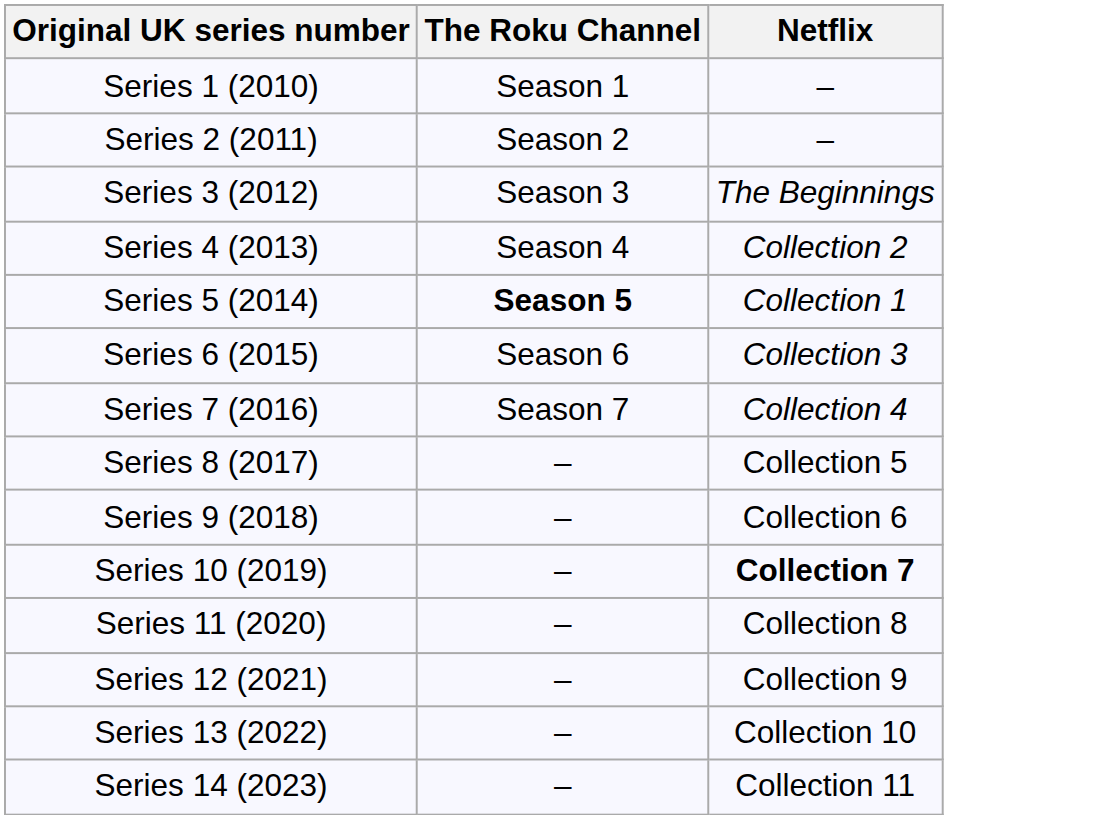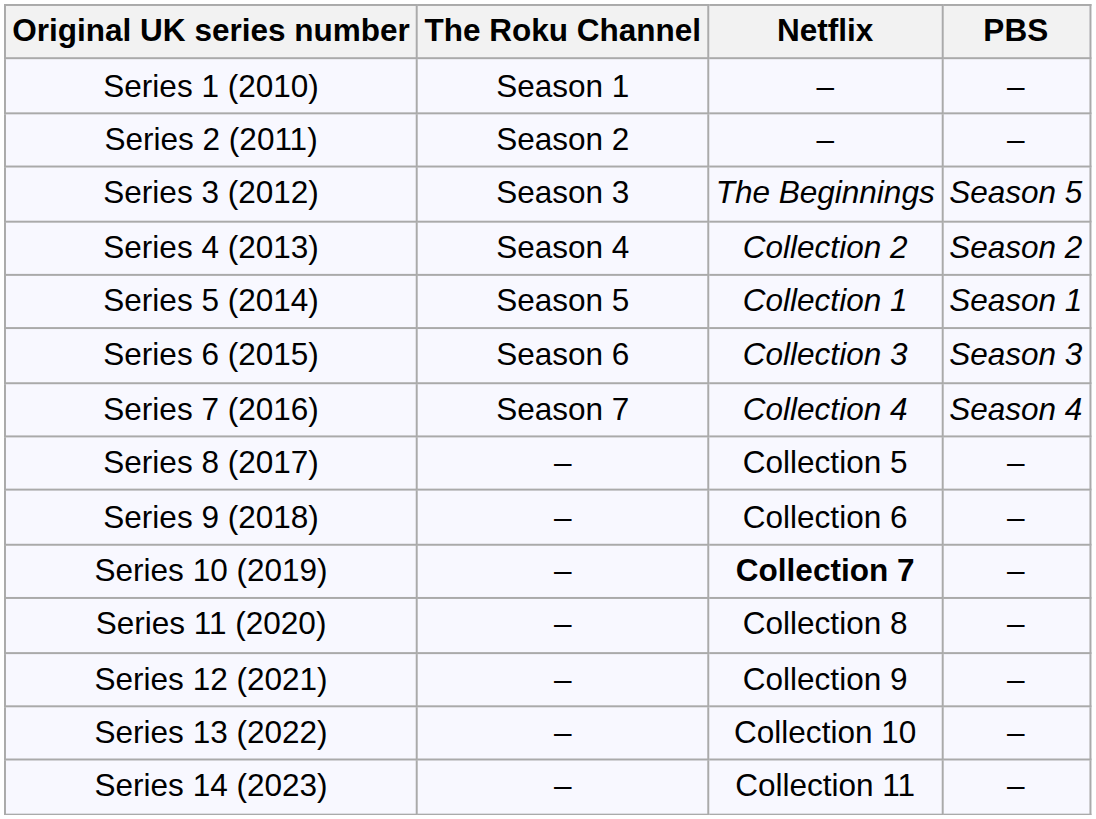+ column: (1016, 31)
(563, 301) bold -> (563, 301) normal
